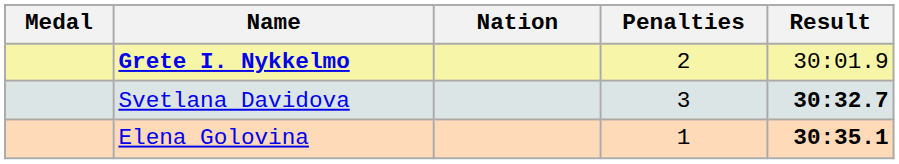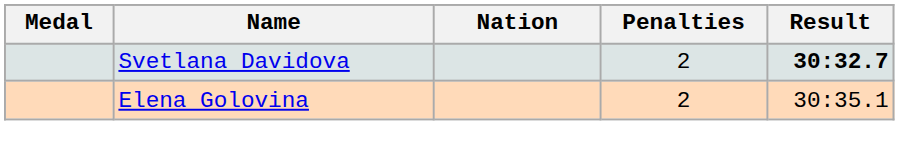- row: (234, 62)
(684, 100) 3 -> (684, 62) 2
(684, 138) 1 -> (684, 100) 2
(841, 138) bold -> (841, 100) normal
